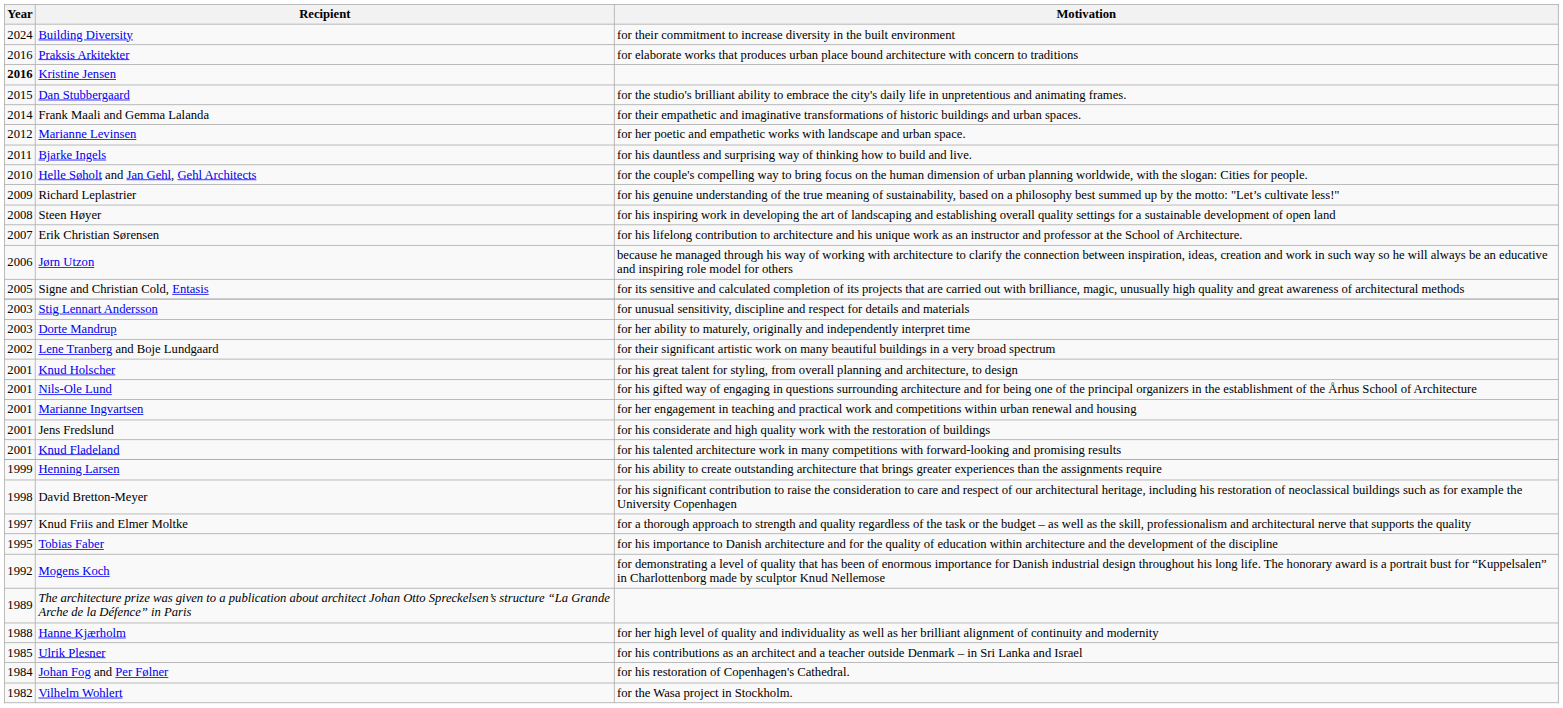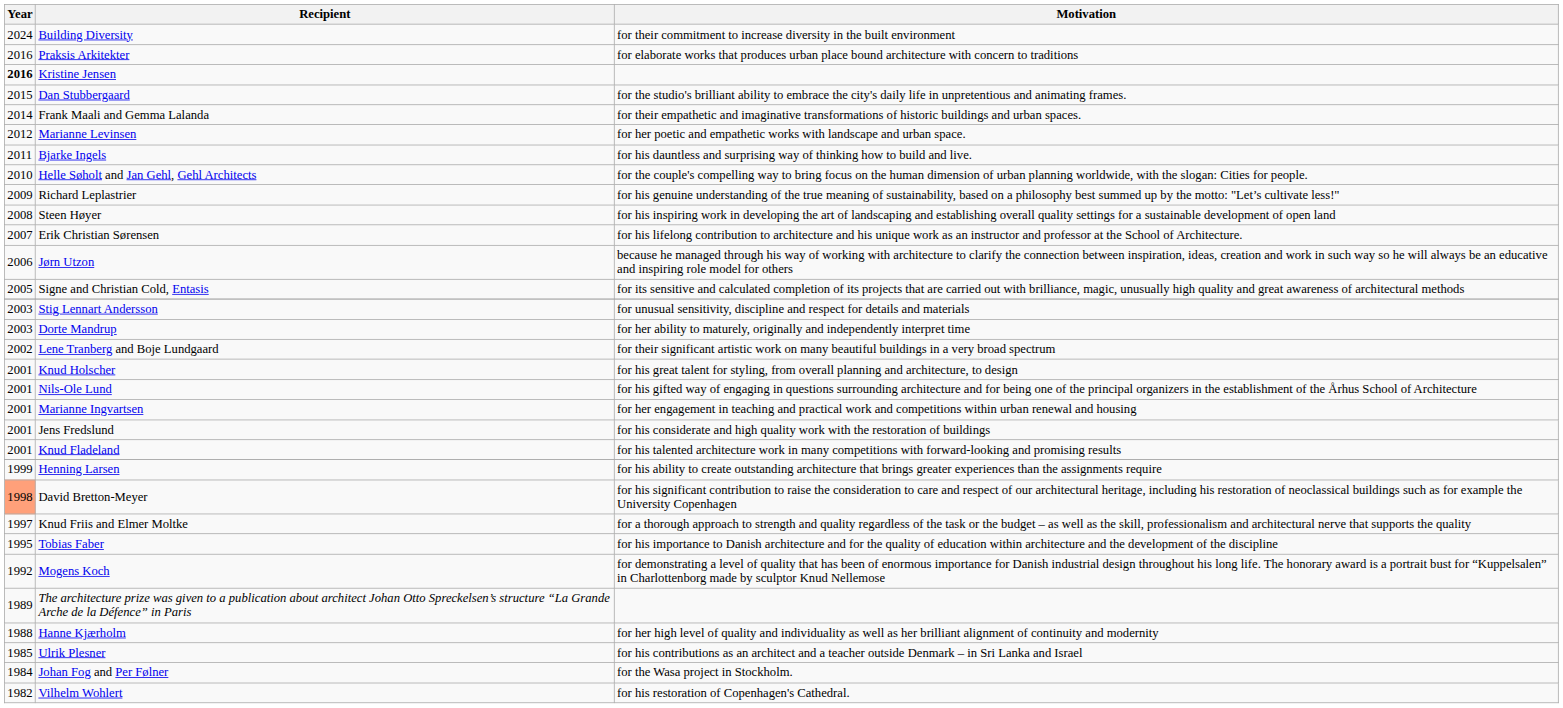(20, 496) no background -> (20, 496) lightsalmon background
(733, 672) for his restoration of Copenhagen's Cathedral. -> (705, 672) for the Wasa project in Stockholm.
(705, 692) for the Wasa project in Stockholm. -> (733, 692) for his restoration of Copenhagen's Cathedral.
